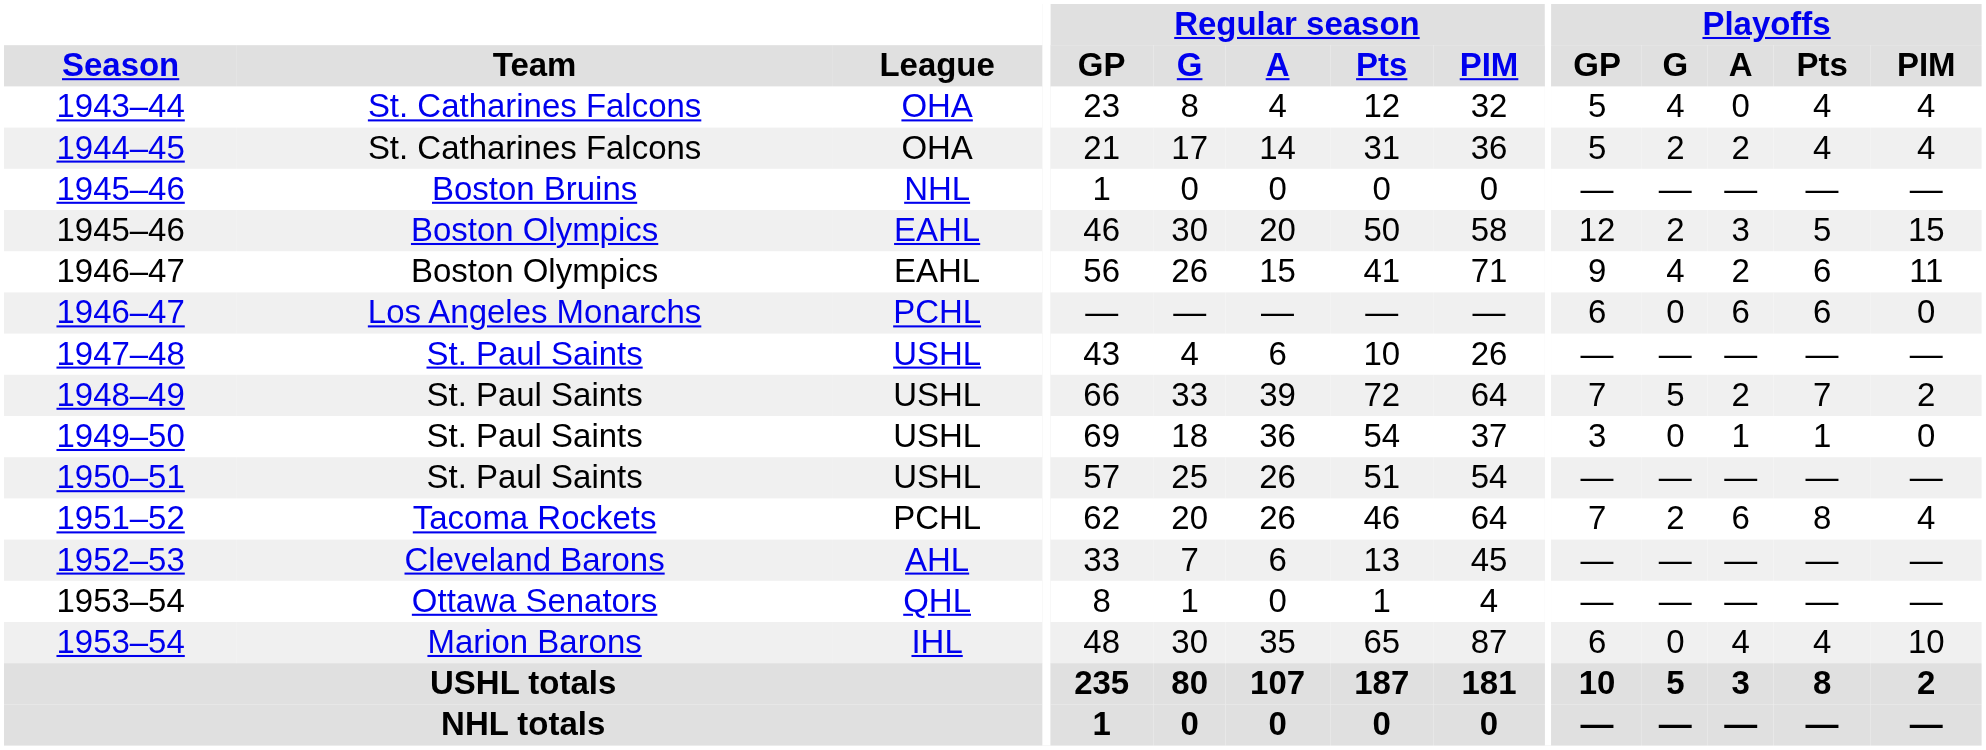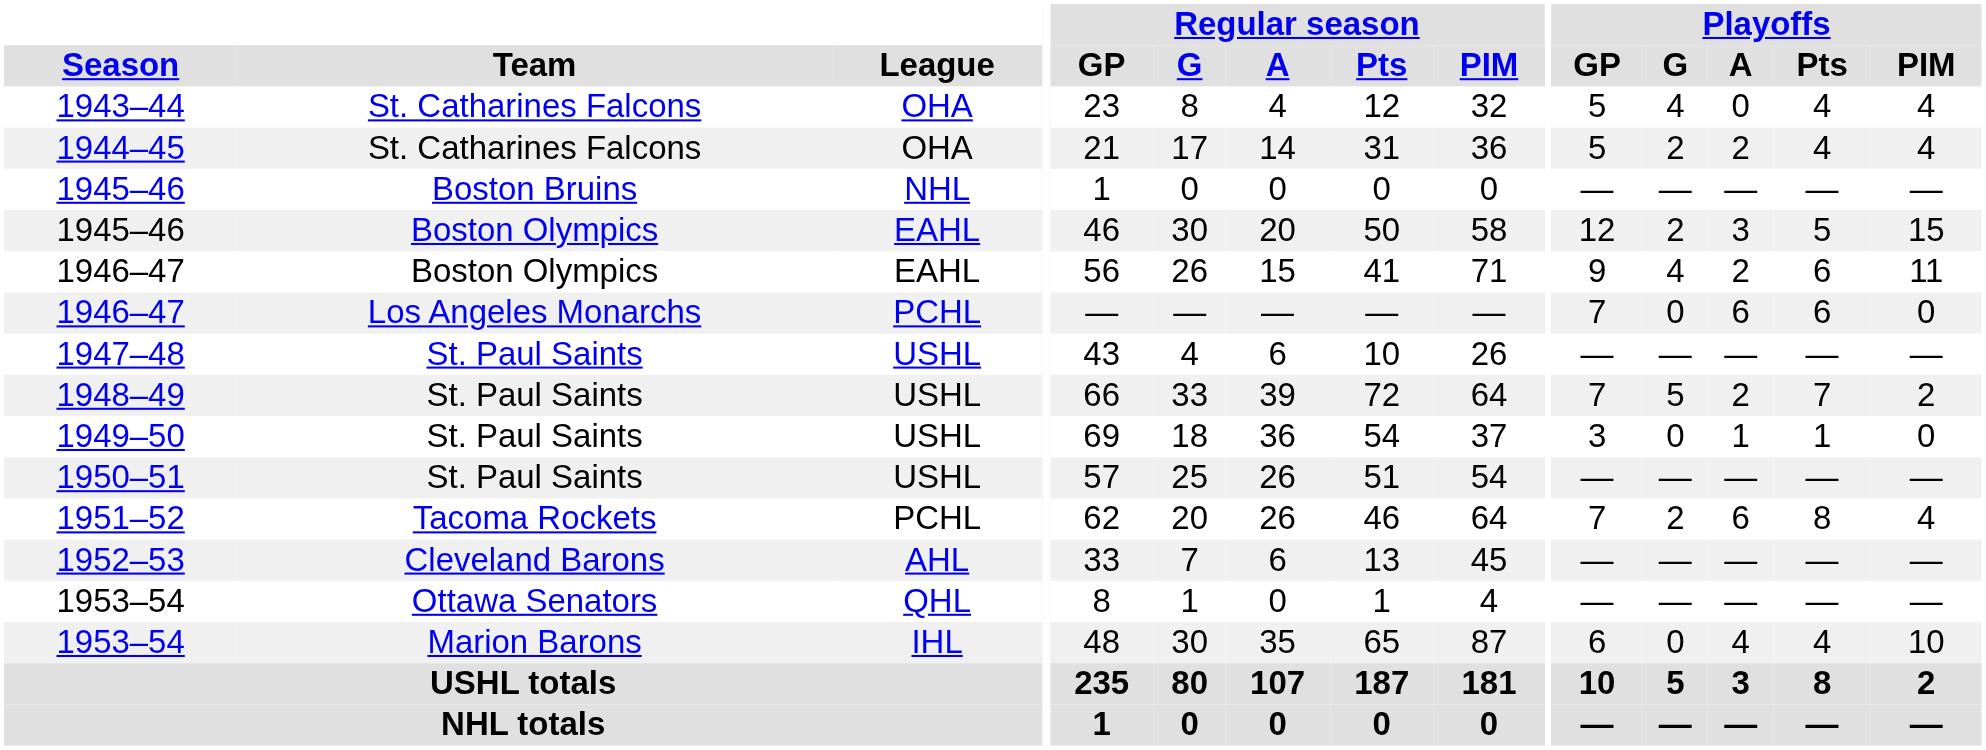(1597, 312) 6 -> (1597, 312) 7
